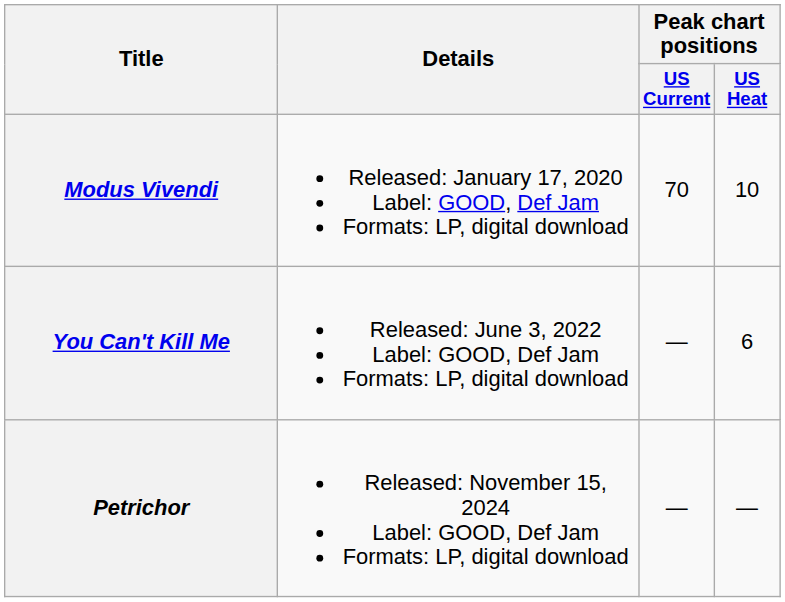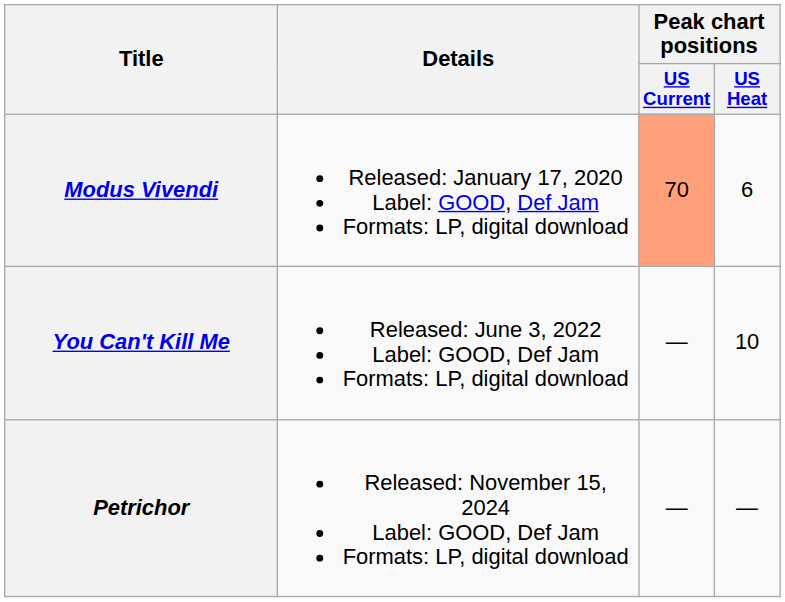(677, 190) no background -> (677, 190) lightsalmon background
(747, 190) 10 -> (747, 190) 6
(747, 342) 6 -> (747, 342) 10
